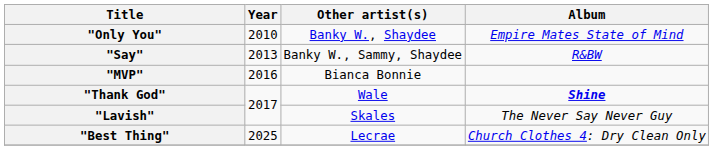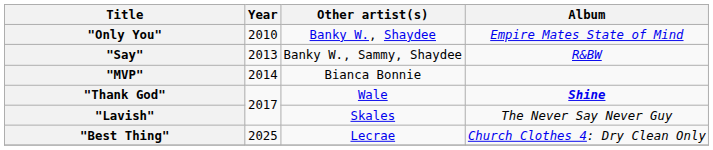(263, 75) 2016 -> (263, 75) 2014
